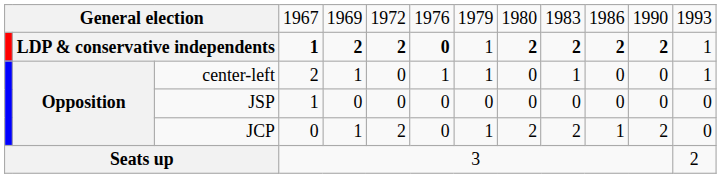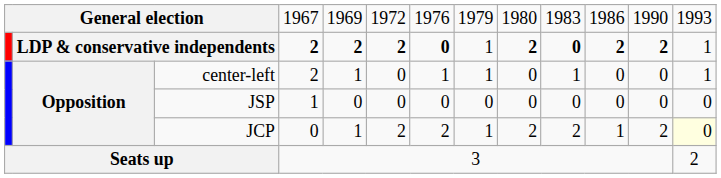(314, 46) 1 -> (314, 46) 2
(576, 46) 2 -> (576, 46) 0
(445, 131) 0 -> (445, 131) 2
(707, 131) no background -> (707, 131) lightyellow background
